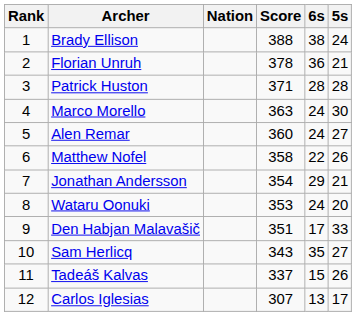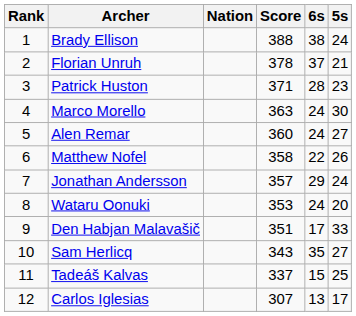(317, 63) 36 -> (317, 63) 37
(340, 87) 28 -> (340, 87) 23
(281, 181) 354 -> (281, 181) 357
(340, 181) 21 -> (340, 181) 24
(340, 275) 26 -> (340, 275) 25
